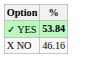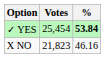+ column: (56, 12)
